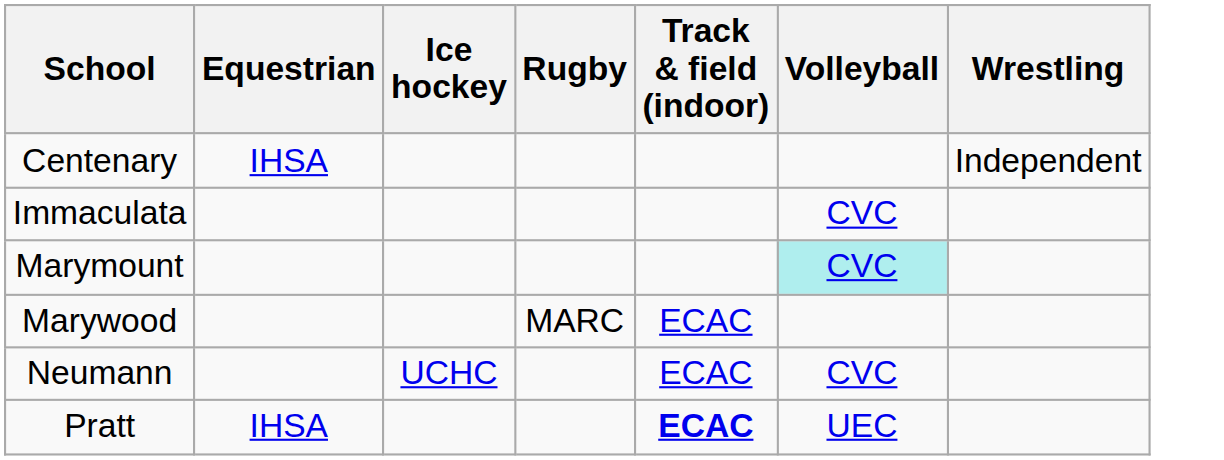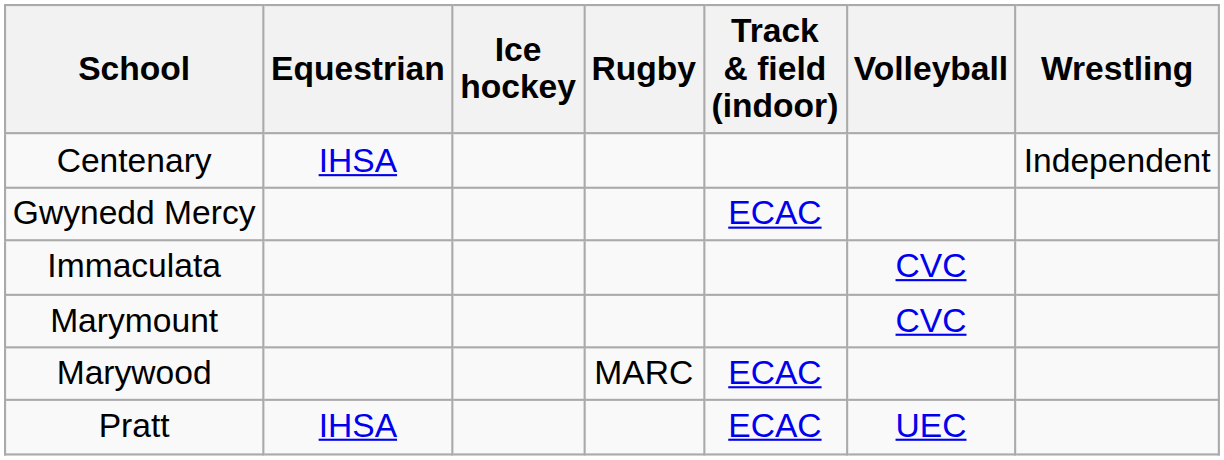+ row: (134, 213)
(862, 266) paleturquoise background -> (931, 319) no background
- row: (100, 373)
(706, 426) bold -> (775, 426) normal
